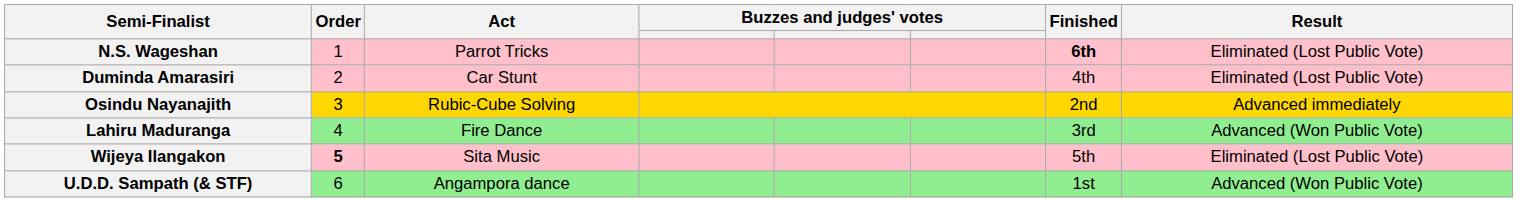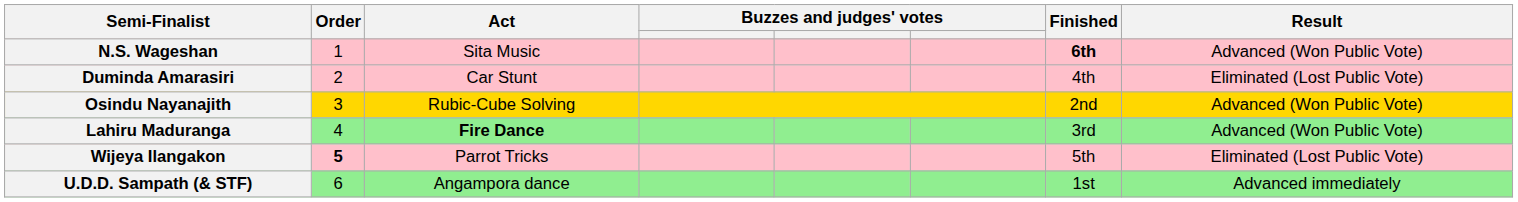(502, 51) Parrot Tricks -> (502, 51) Sita Music
(1317, 51) Eliminated (Lost Public Vote) -> (1317, 51) Advanced (Won Public Vote)
(1317, 104) Advanced immediately -> (1317, 104) Advanced (Won Public Vote)
(502, 130) normal -> (502, 130) bold
(502, 157) Sita Music -> (502, 157) Parrot Tricks
(1317, 183) Advanced (Won Public Vote) -> (1317, 183) Advanced immediately
